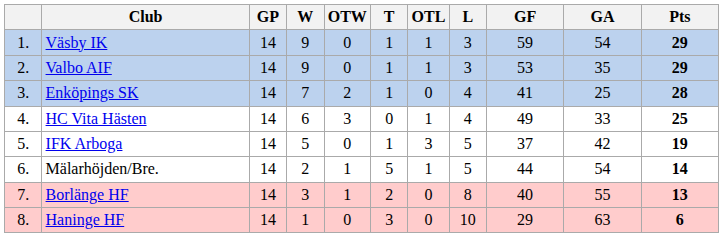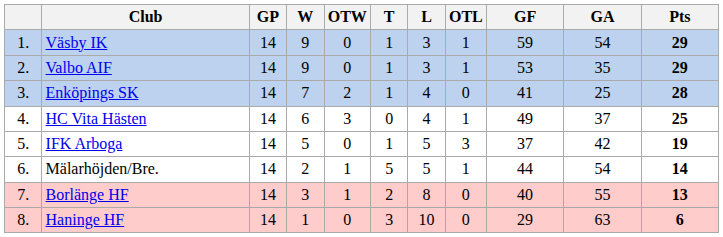columns swapped: (428, 17) <-> (468, 17)
(602, 118) 33 -> (602, 118) 37
